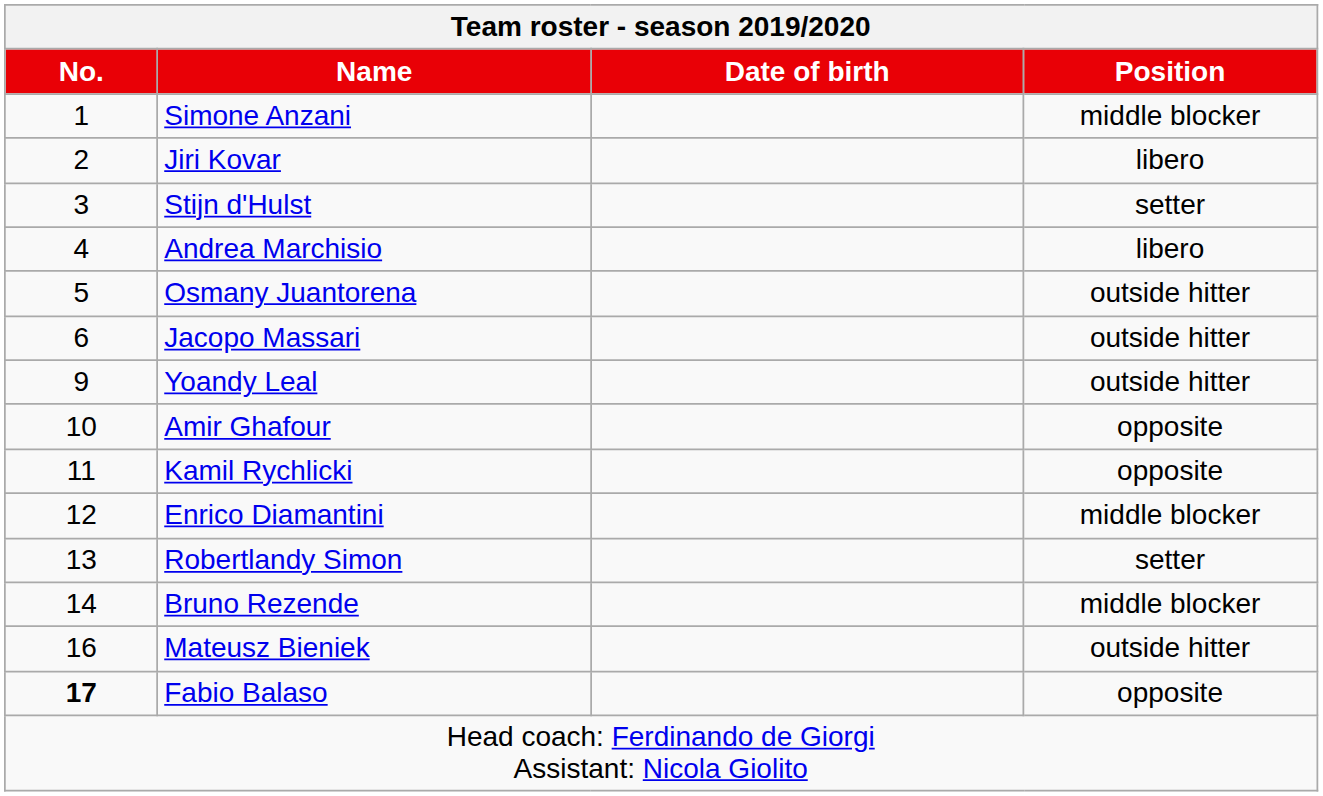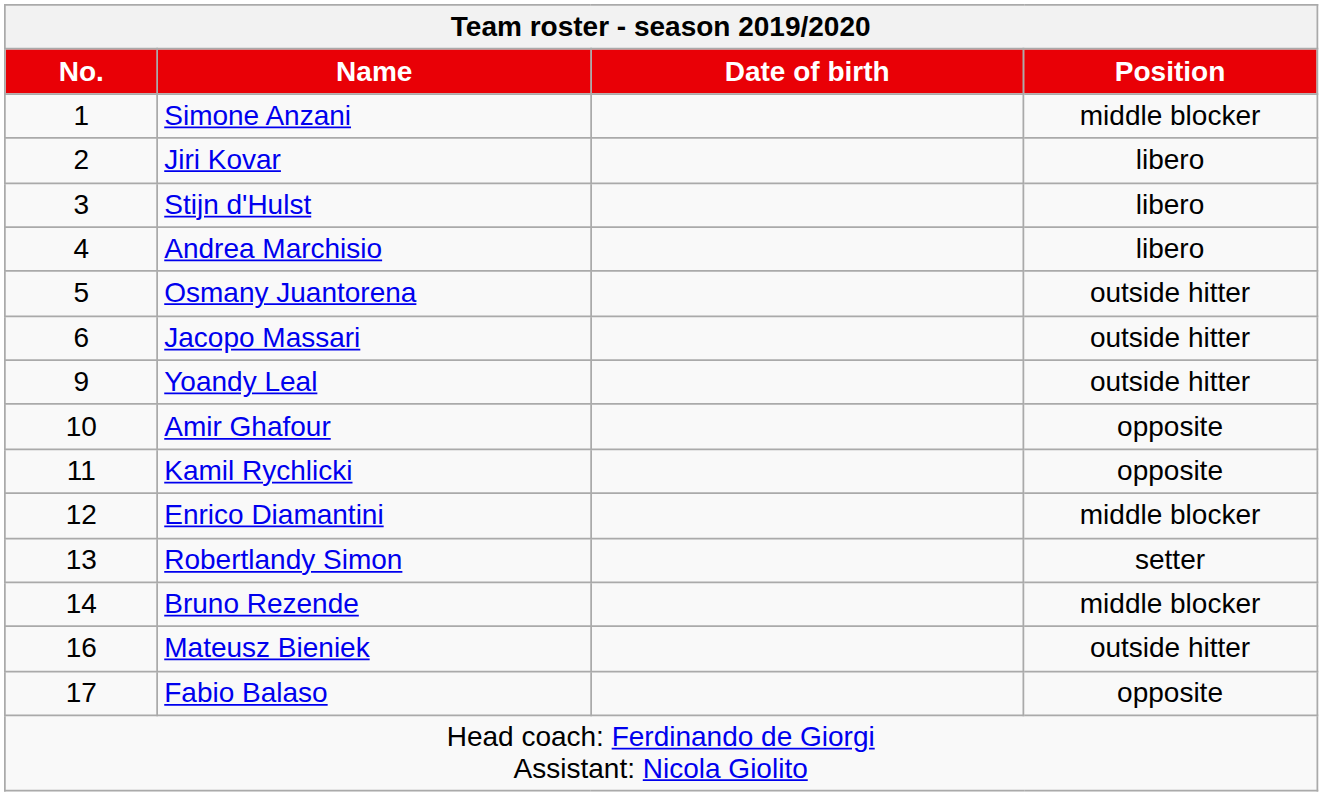(1170, 204) setter -> (1170, 204) libero
(81, 692) bold -> (81, 692) normal
